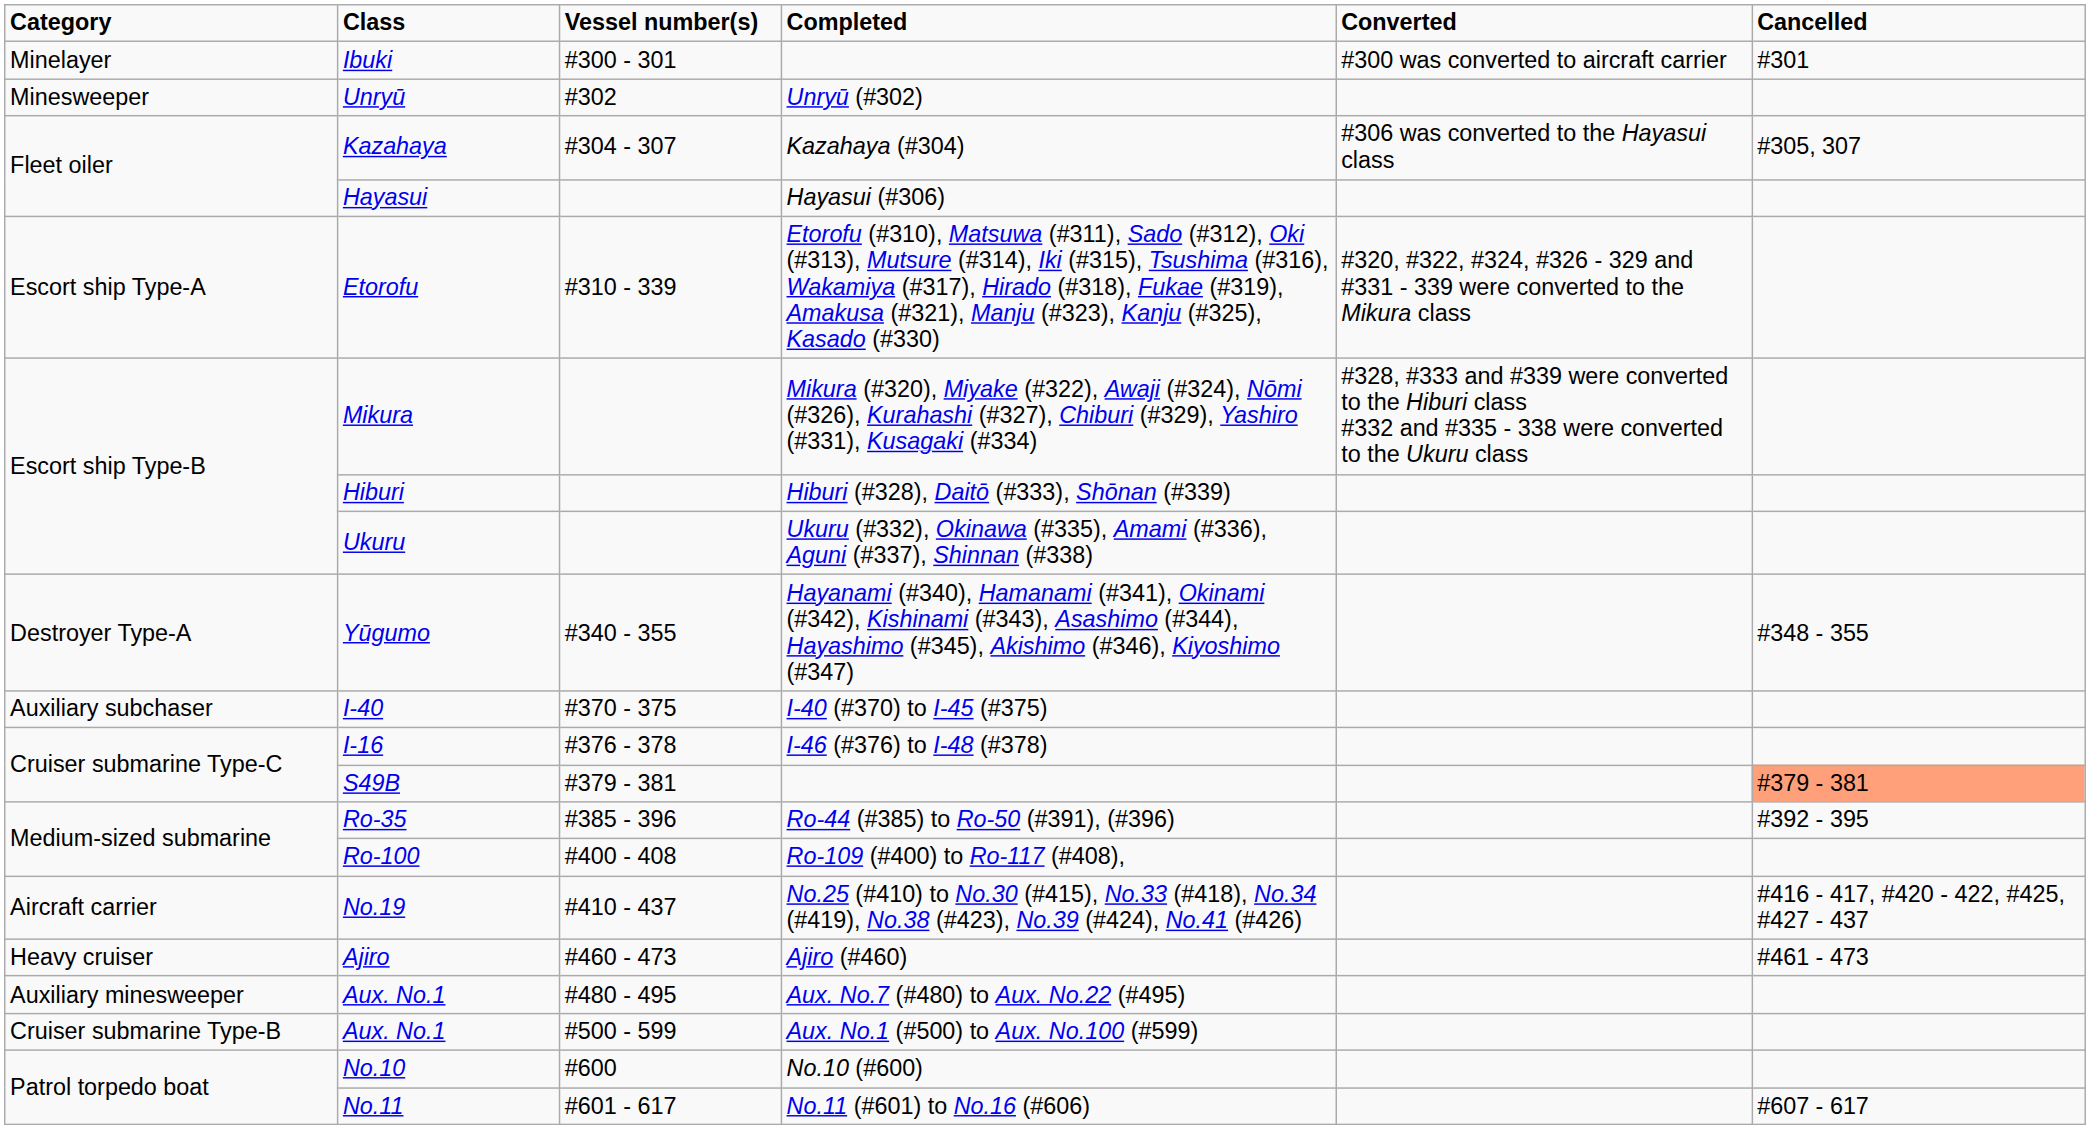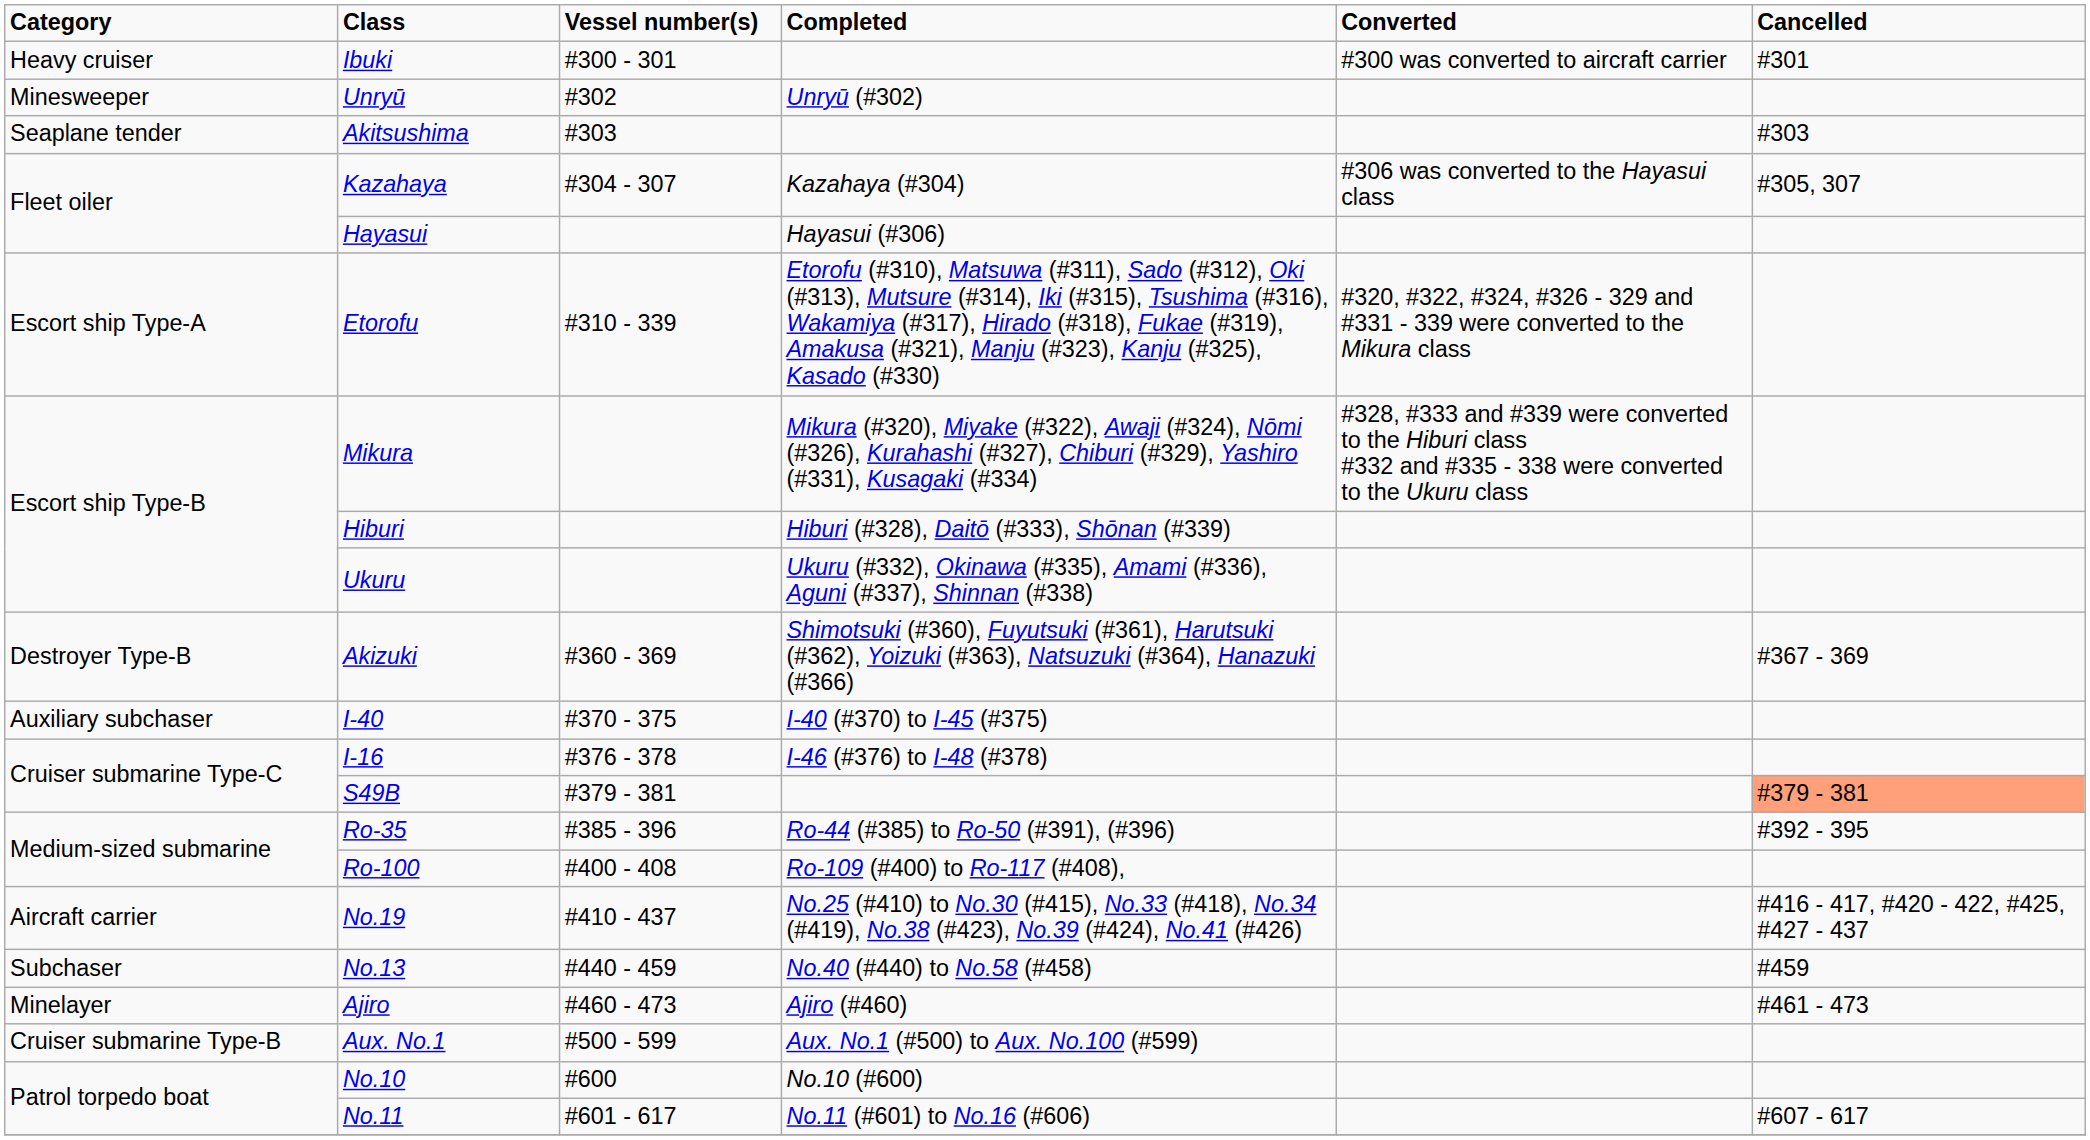(61, 60) Minelayer -> (82, 60) Heavy cruiser
+ row: (406, 134)
- row: (386, 632)
+ row: (380, 656)
+ row: (374, 968)
(82, 957) Heavy cruiser -> (61, 1005) Minelayer
- row: (394, 994)
